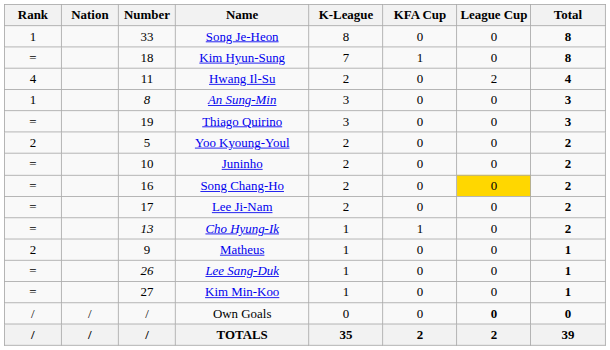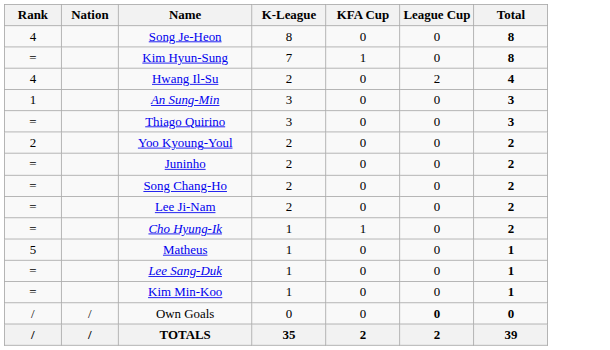- column: (147, 15)
(33, 36) 1 -> (33, 36) 4
(494, 185) gold background -> (437, 185) no background
(33, 249) 2 -> (33, 249) 5
